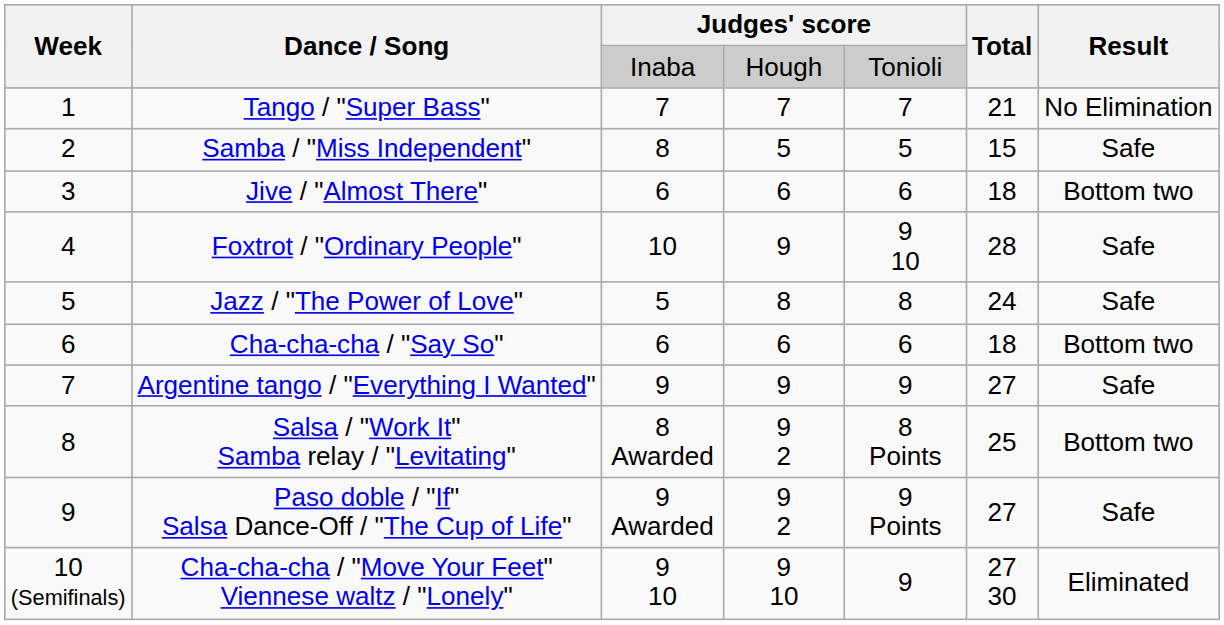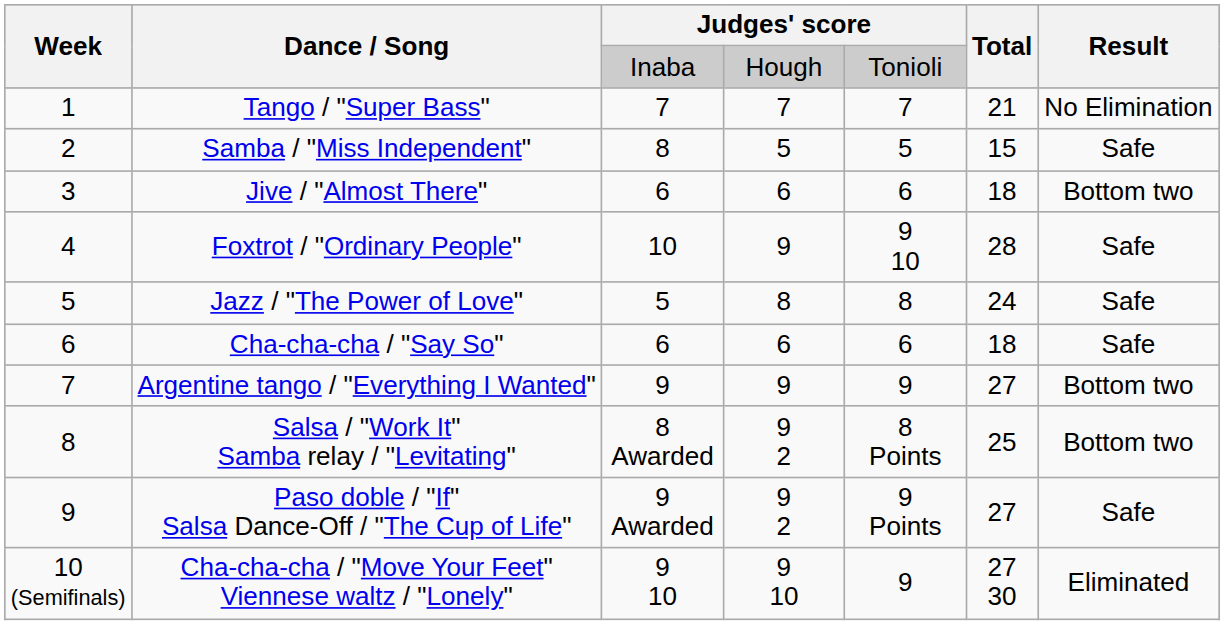(1128, 344) Bottom two -> (1128, 344) Safe
(1128, 385) Safe -> (1128, 385) Bottom two
